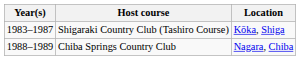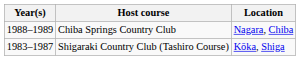rows swapped: (117, 47) <-> (143, 30)
